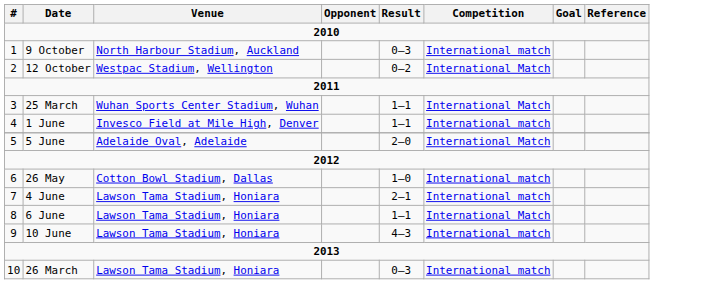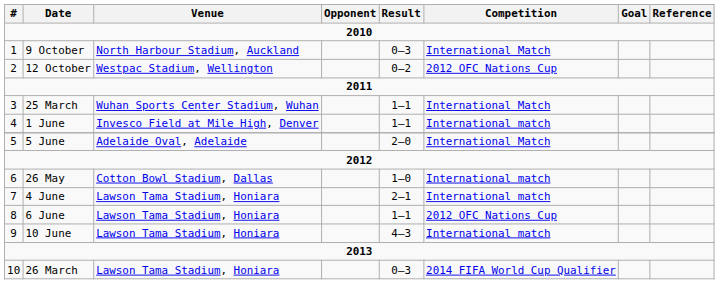(488, 50) International match -> (488, 50) International Match
(488, 68) International Match -> (492, 68) 2012 OFC Nations Cup
(488, 214) International Match -> (492, 214) 2012 OFC Nations Cup
(488, 269) International match -> (521, 269) 2014 FIFA World Cup Qualifier
